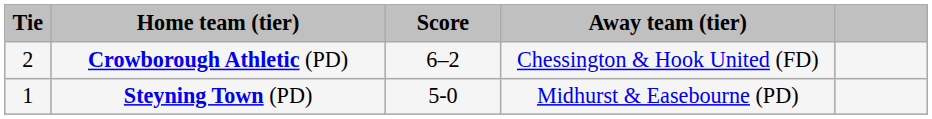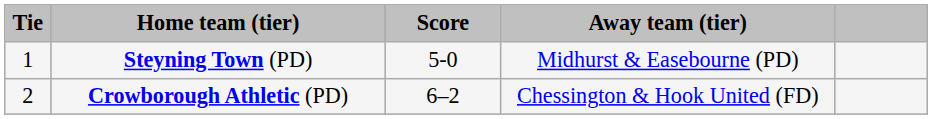rows swapped: (218, 96) <-> (218, 59)
